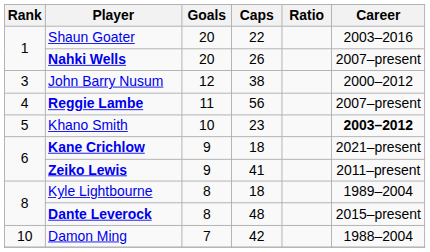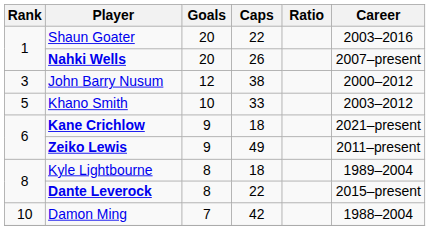- row: (96, 103)
(257, 125) 23 -> (257, 103) 33
(378, 125) bold -> (378, 103) normal
(257, 170) 41 -> (257, 147) 49
(257, 214) 48 -> (257, 192) 22
